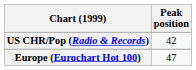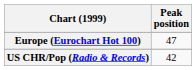rows swapped: (78, 57) <-> (78, 40)
